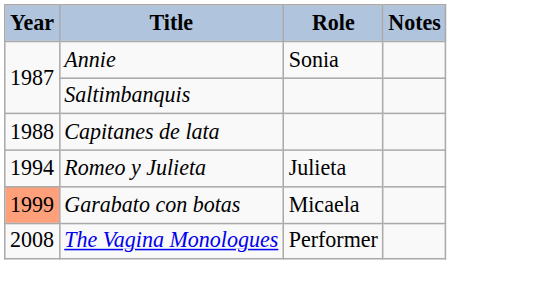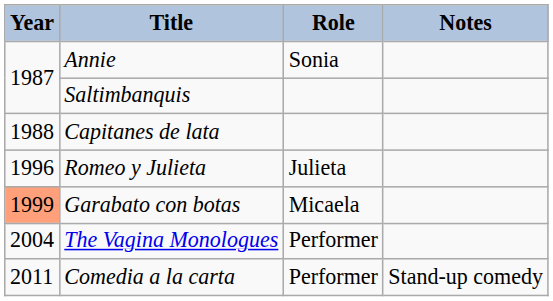(32, 168) 1994 -> (32, 168) 1996
(32, 241) 2008 -> (32, 241) 2004
+ row: (150, 277)
